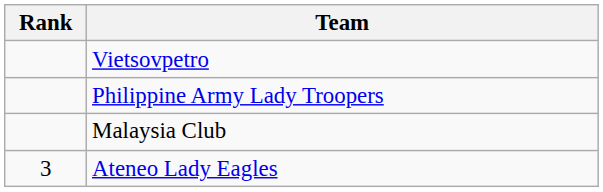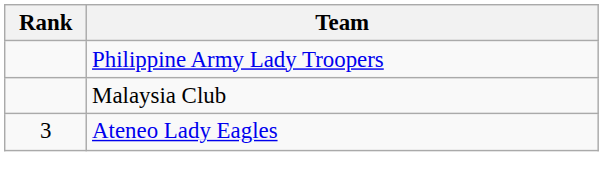- row: (150, 58)
